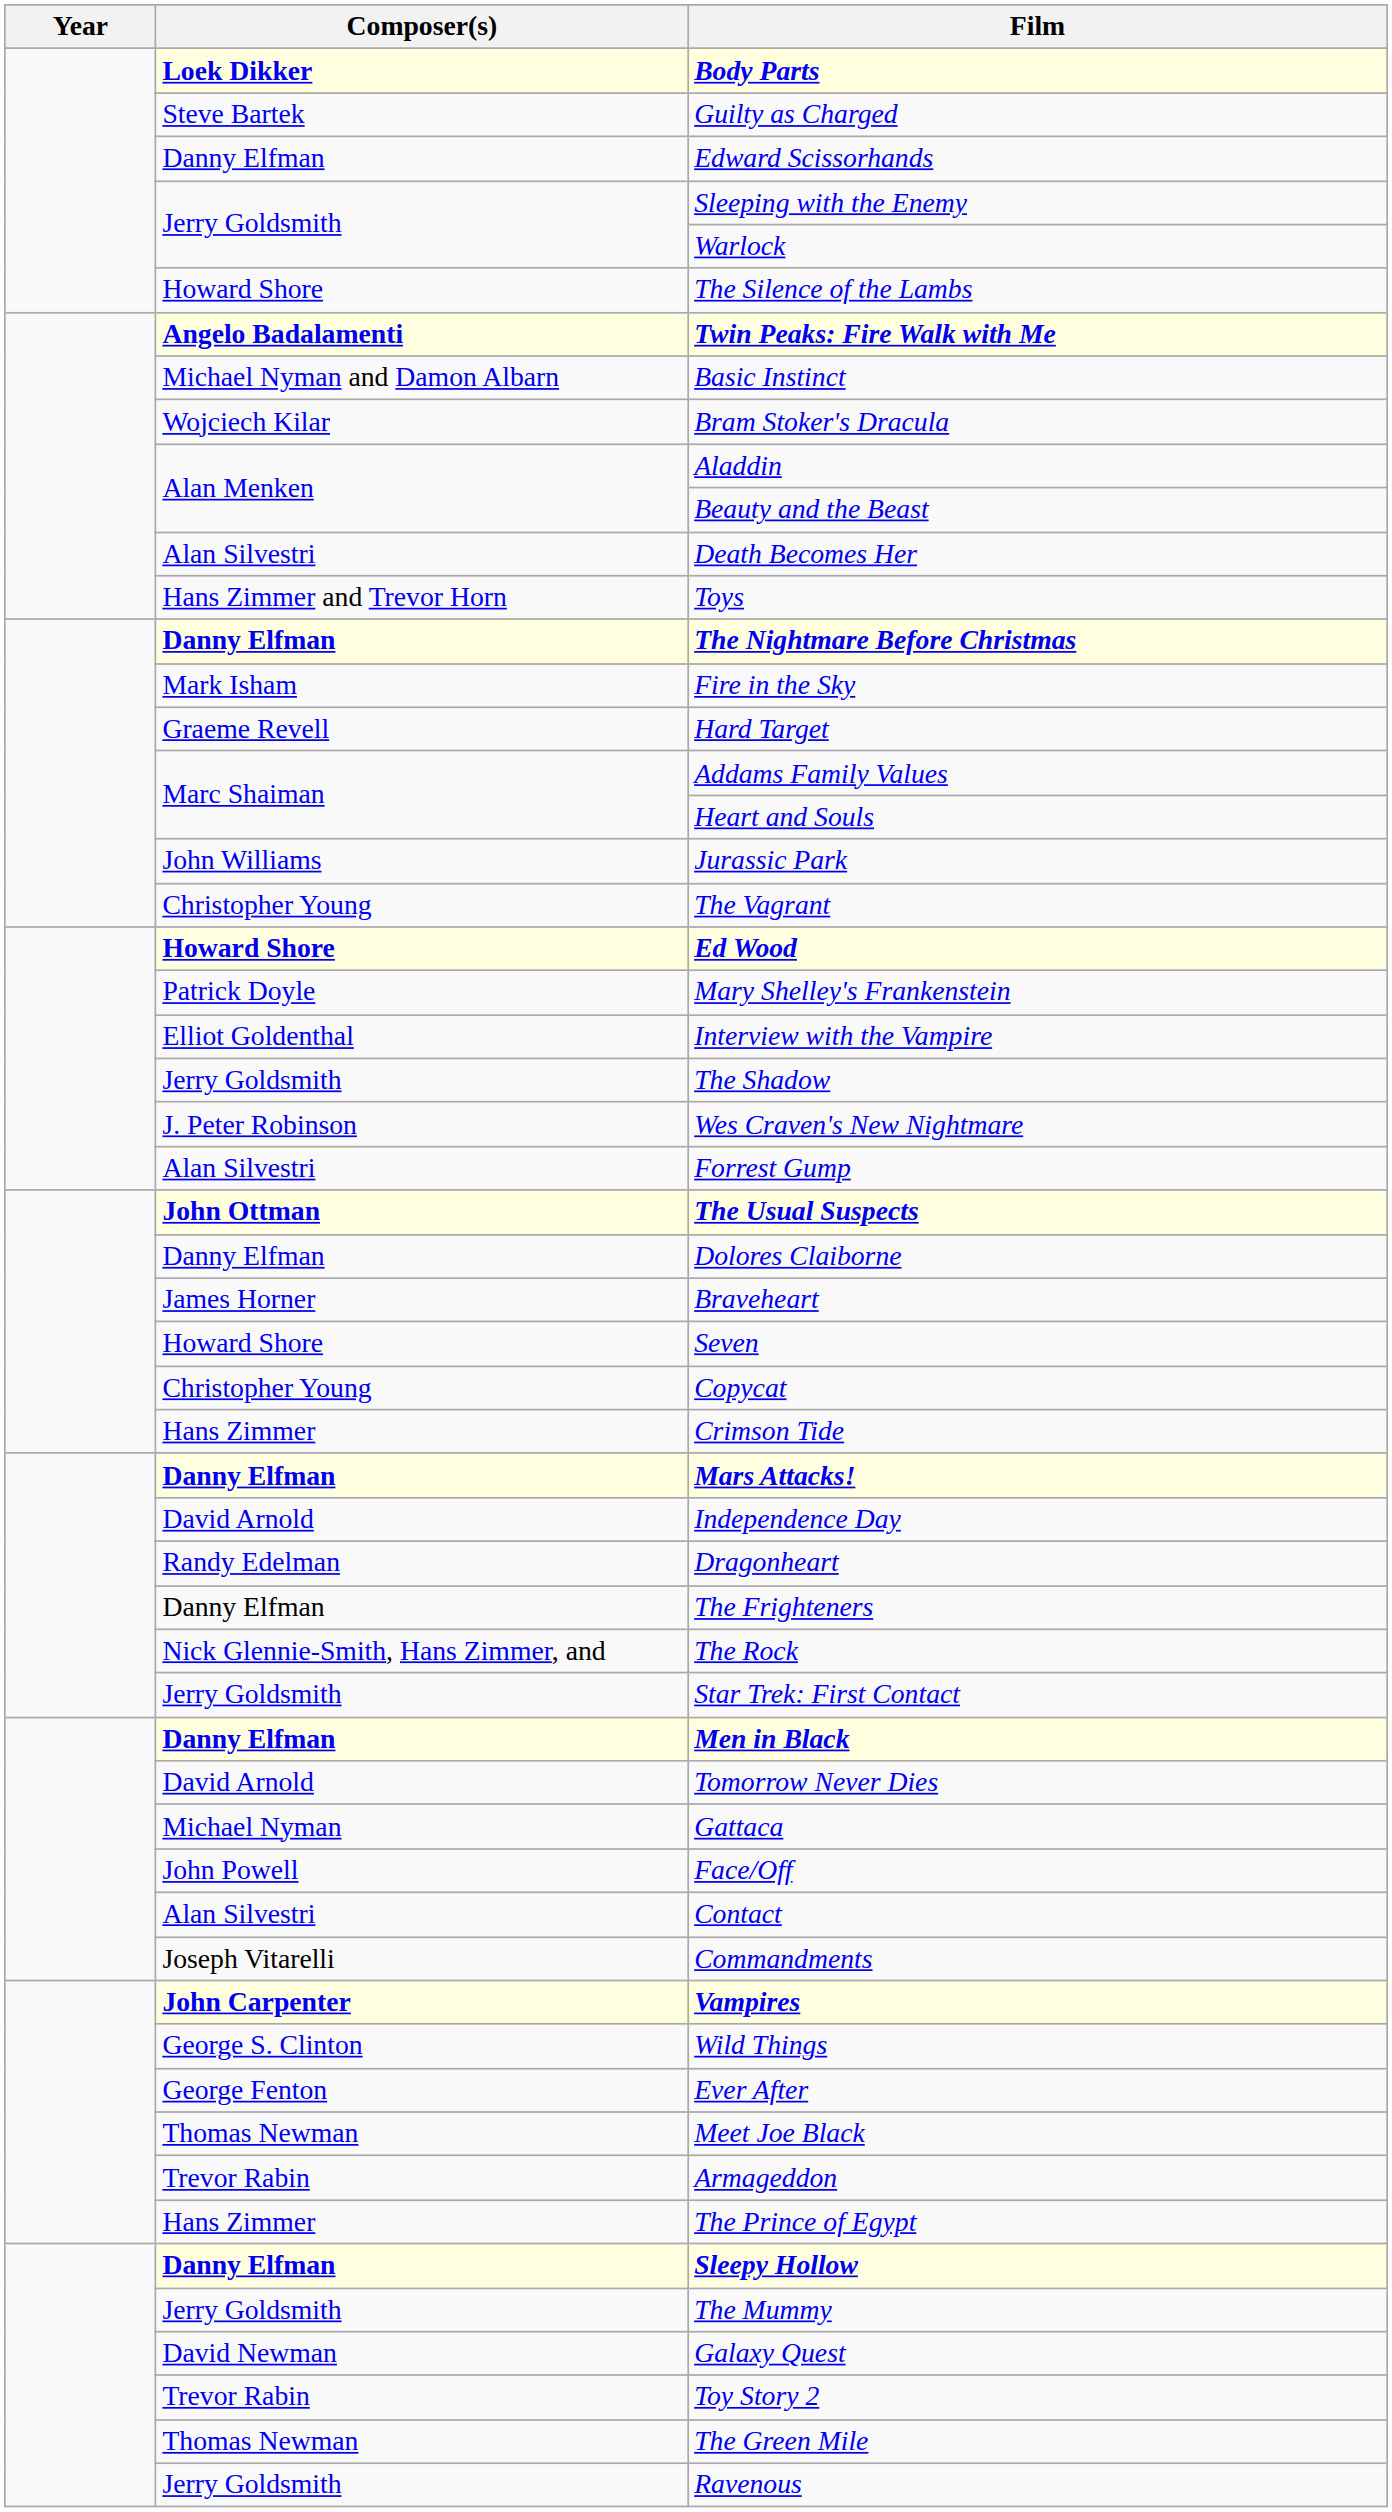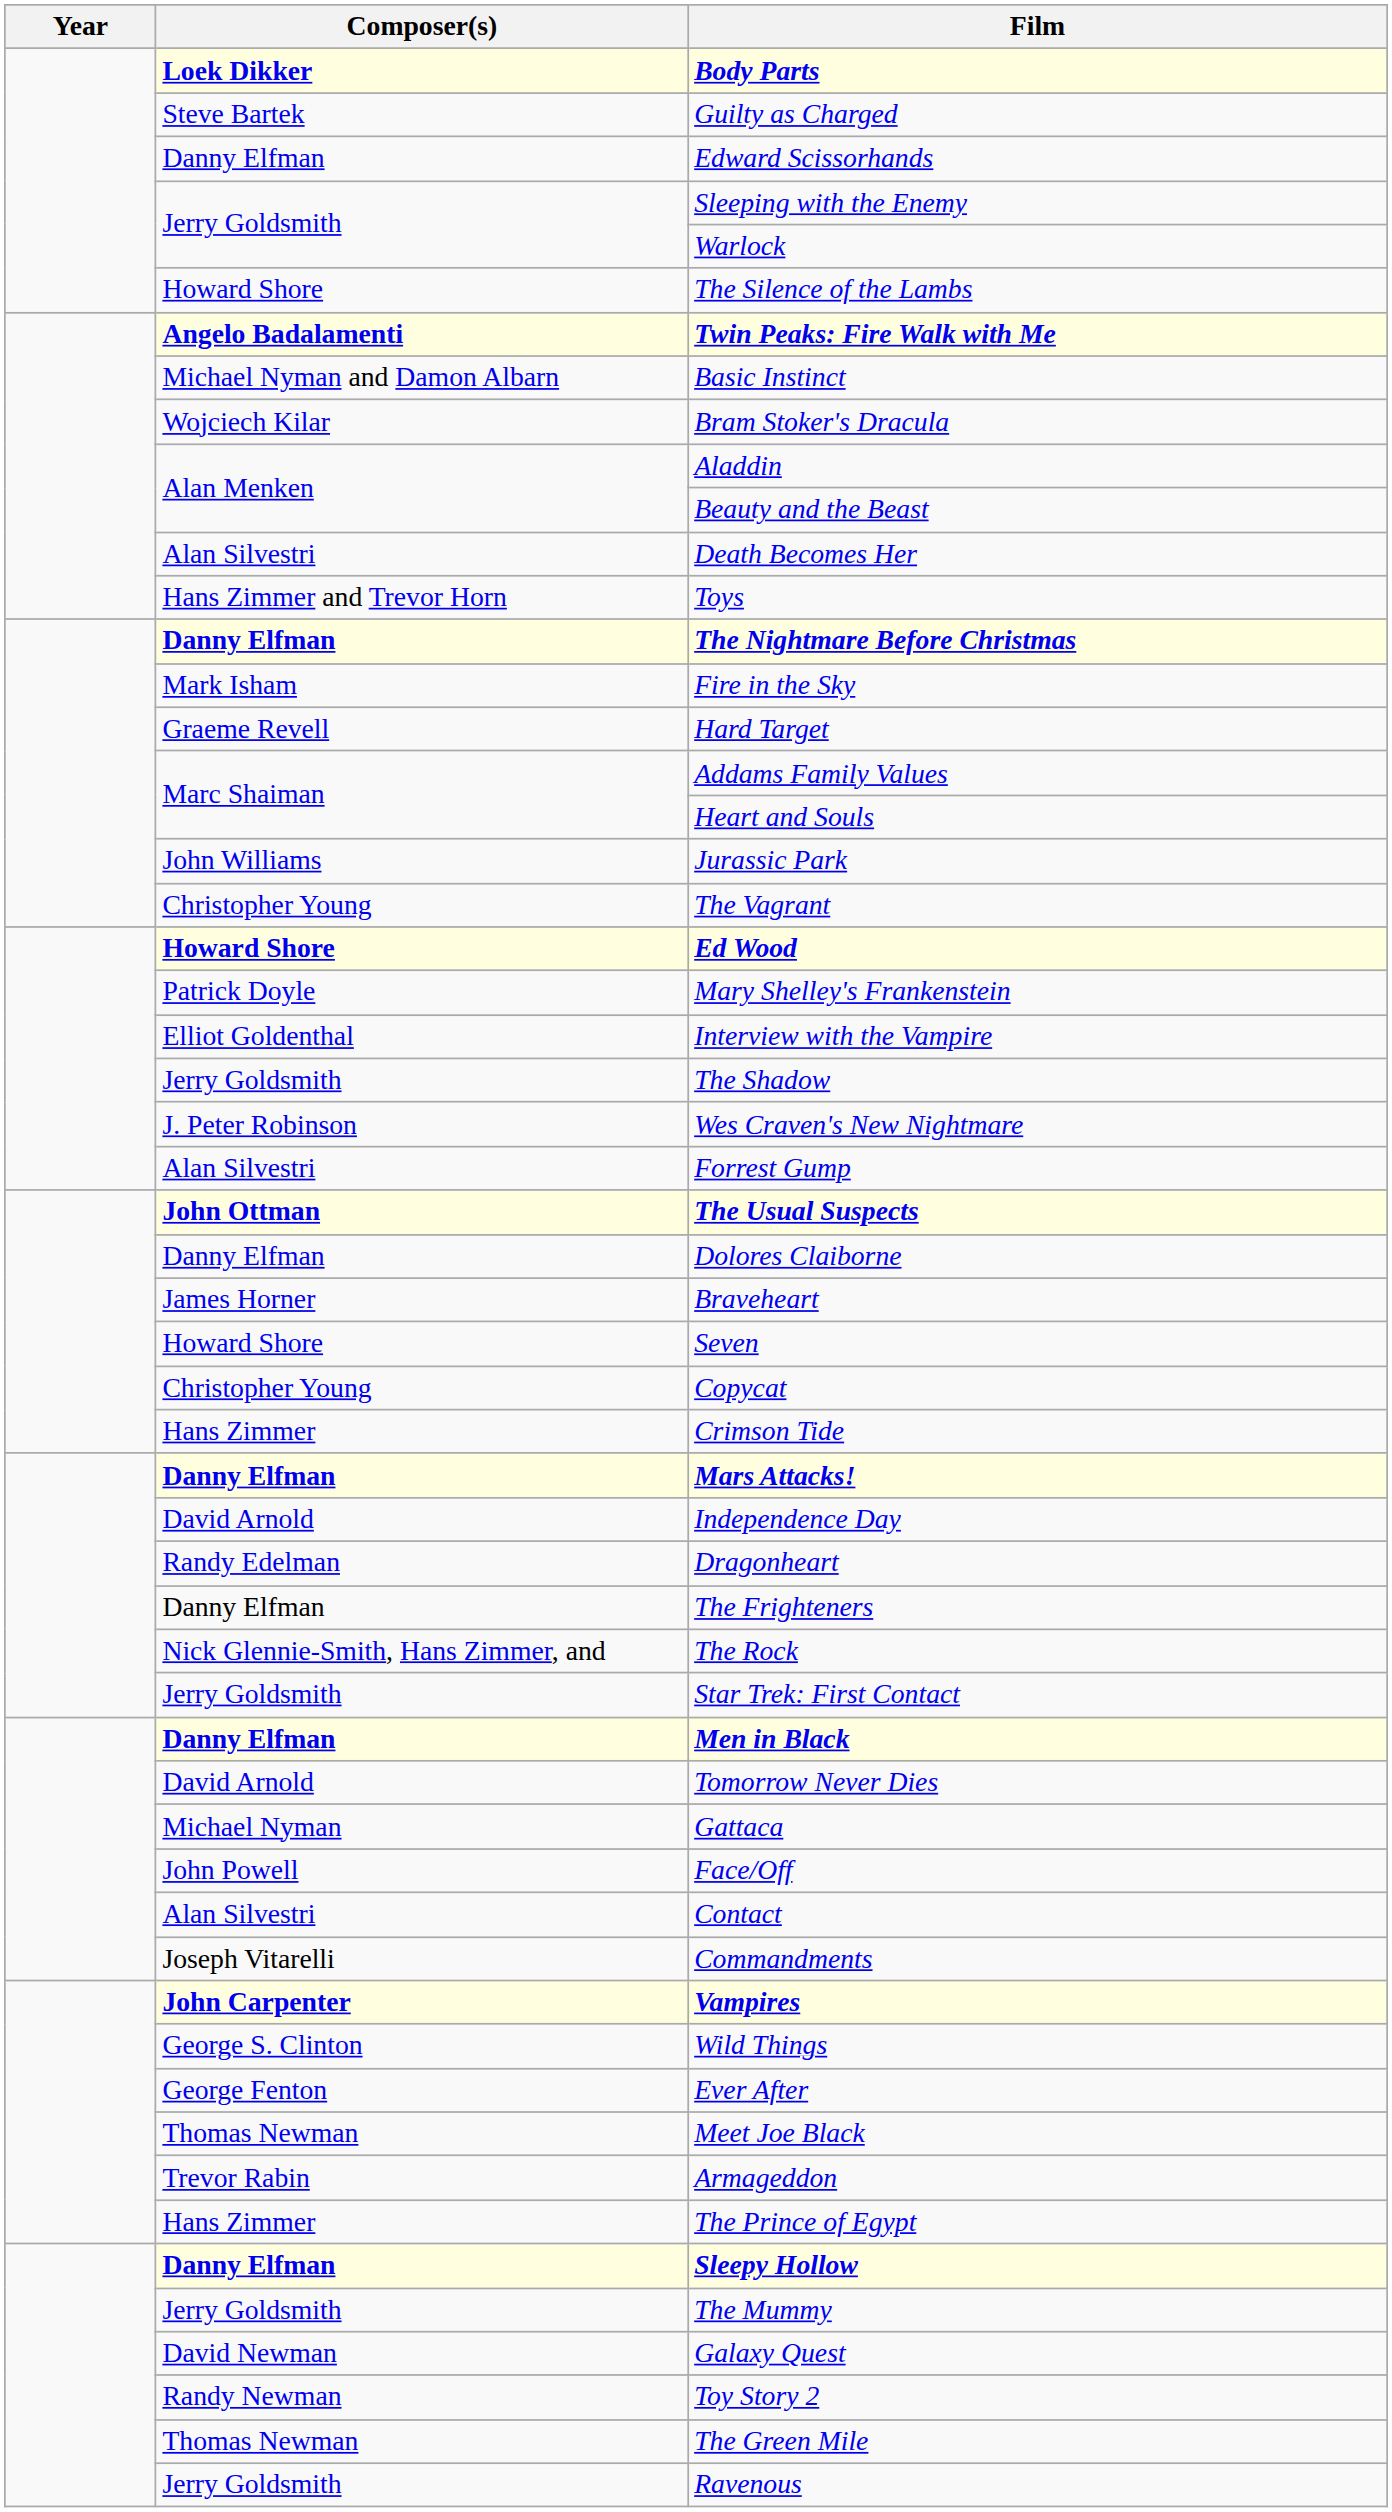(236, 2396) Trevor Rabin -> (252, 2396) Randy Newman
